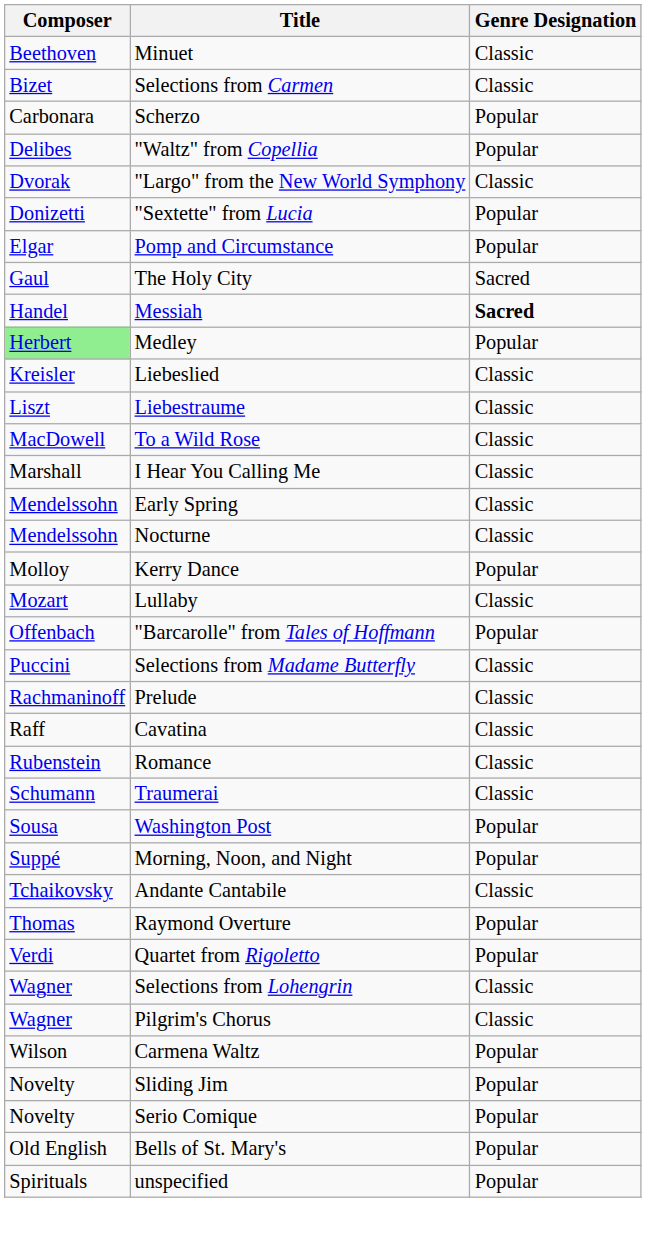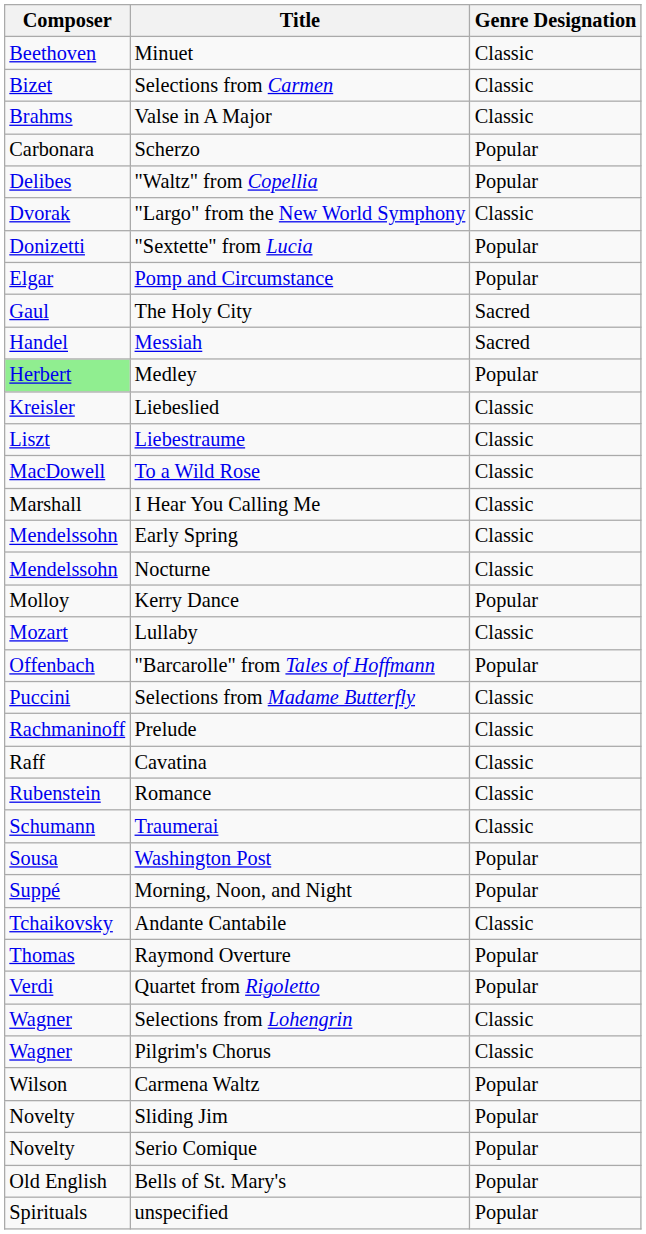+ row: (203, 117)
(504, 310) bold -> (502, 342) normal
